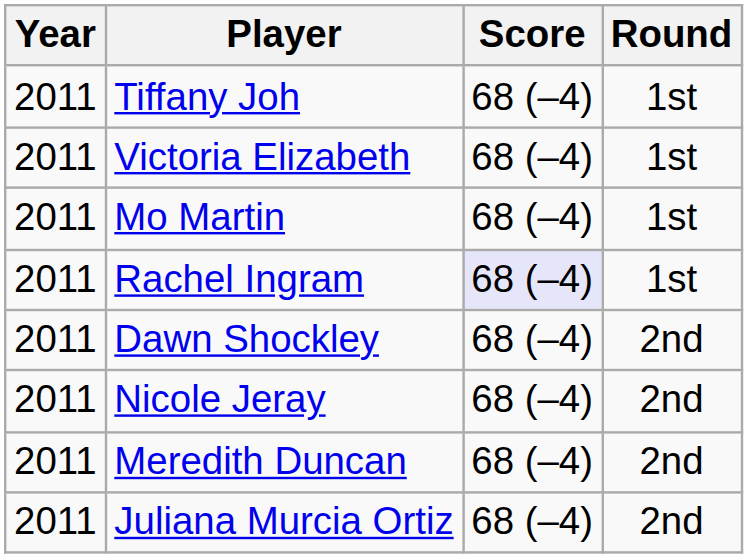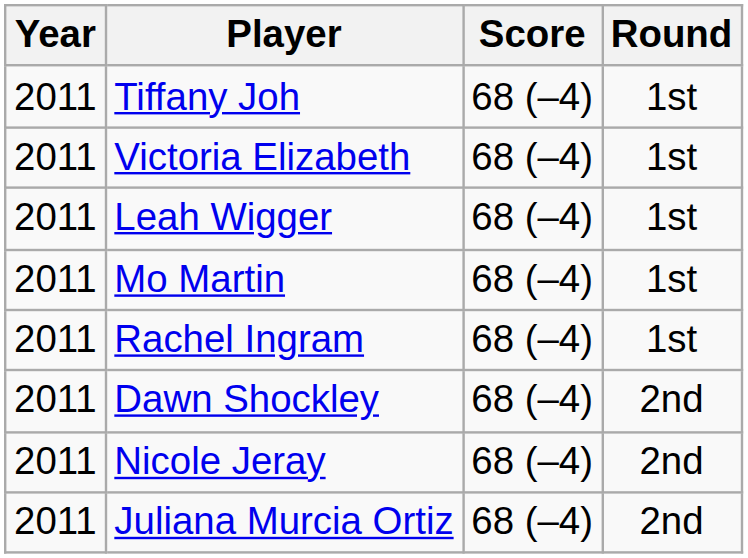+ row: (223, 217)
(532, 278) lavender background -> (532, 339) no background
- row: (261, 461)
